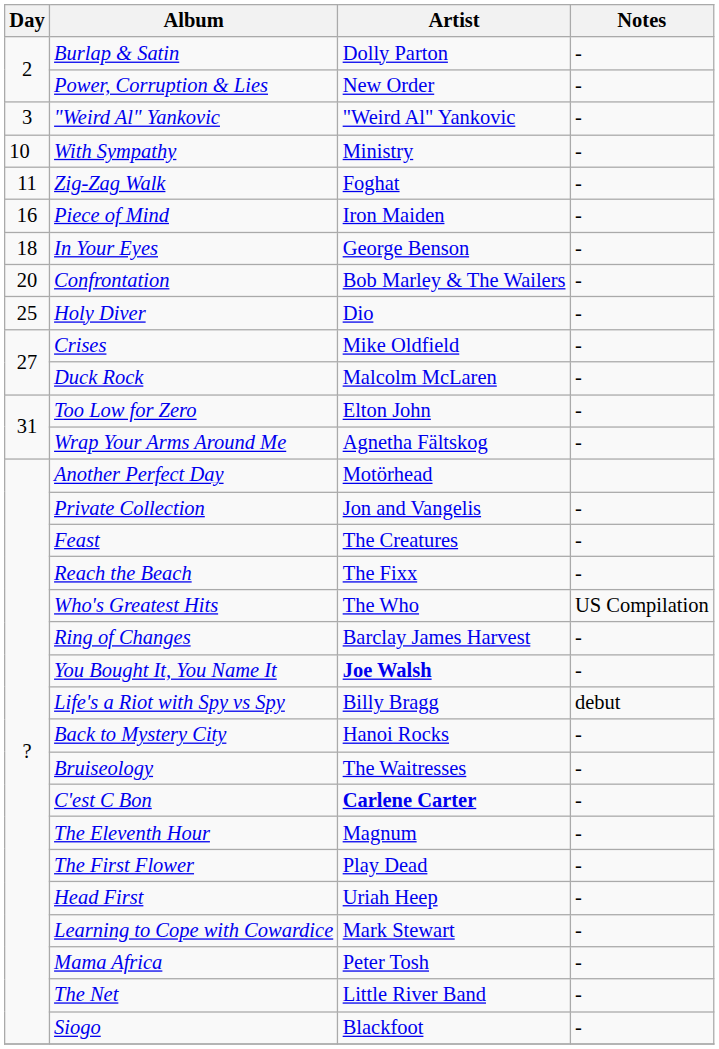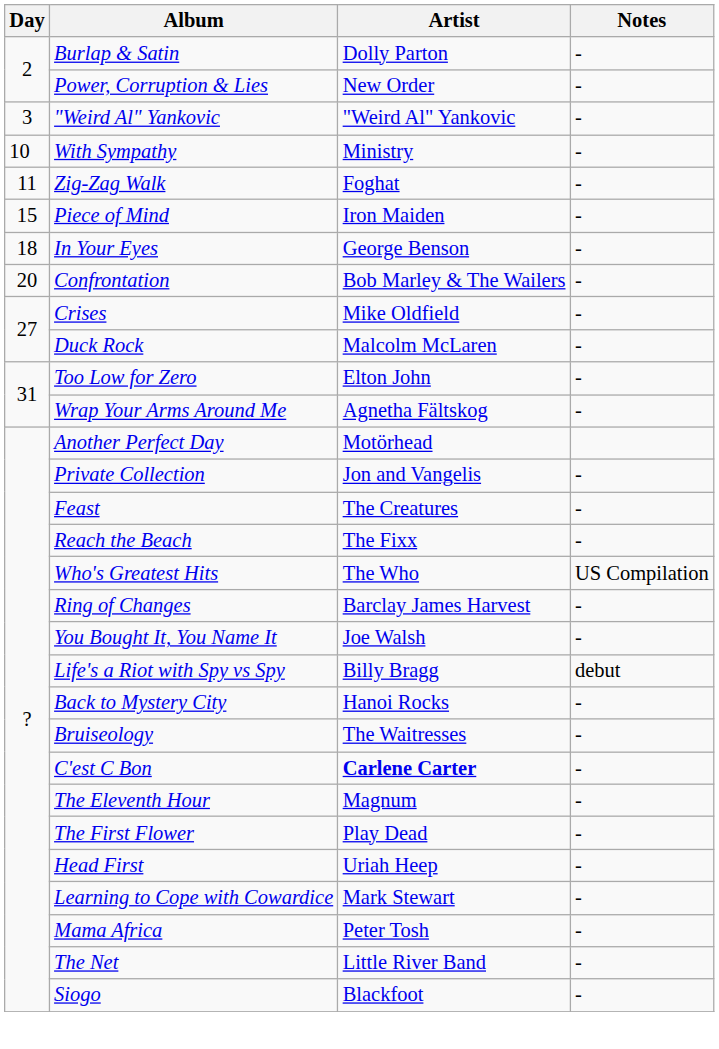(27, 215) 16 -> (27, 215) 15
- row: (100, 313)
(387, 670) bold -> (384, 637) normal
